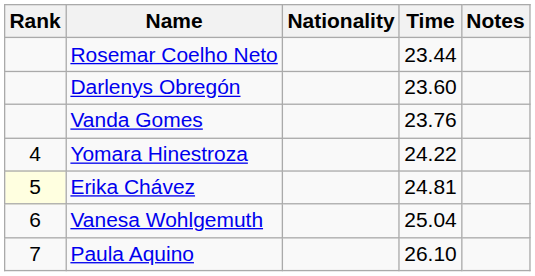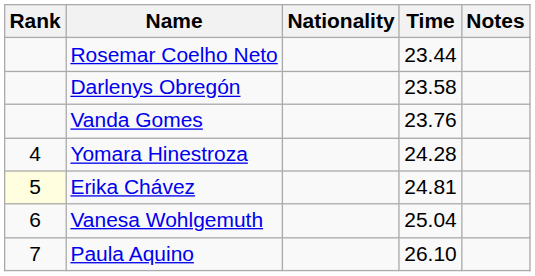(430, 87) 23.60 -> (430, 87) 23.58
(430, 154) 24.22 -> (430, 154) 24.28
